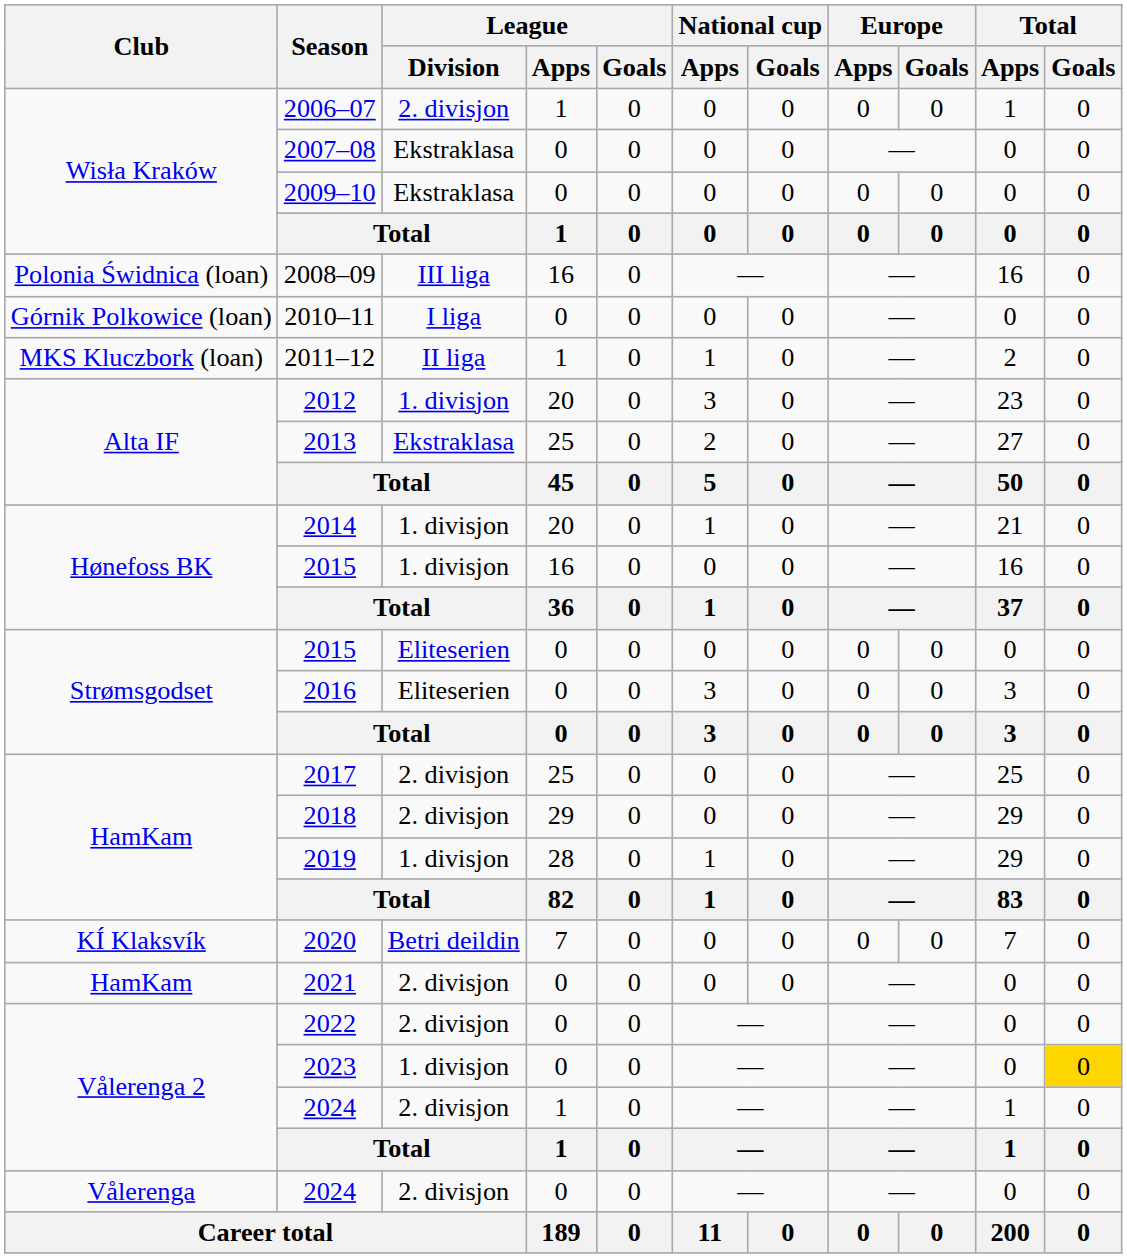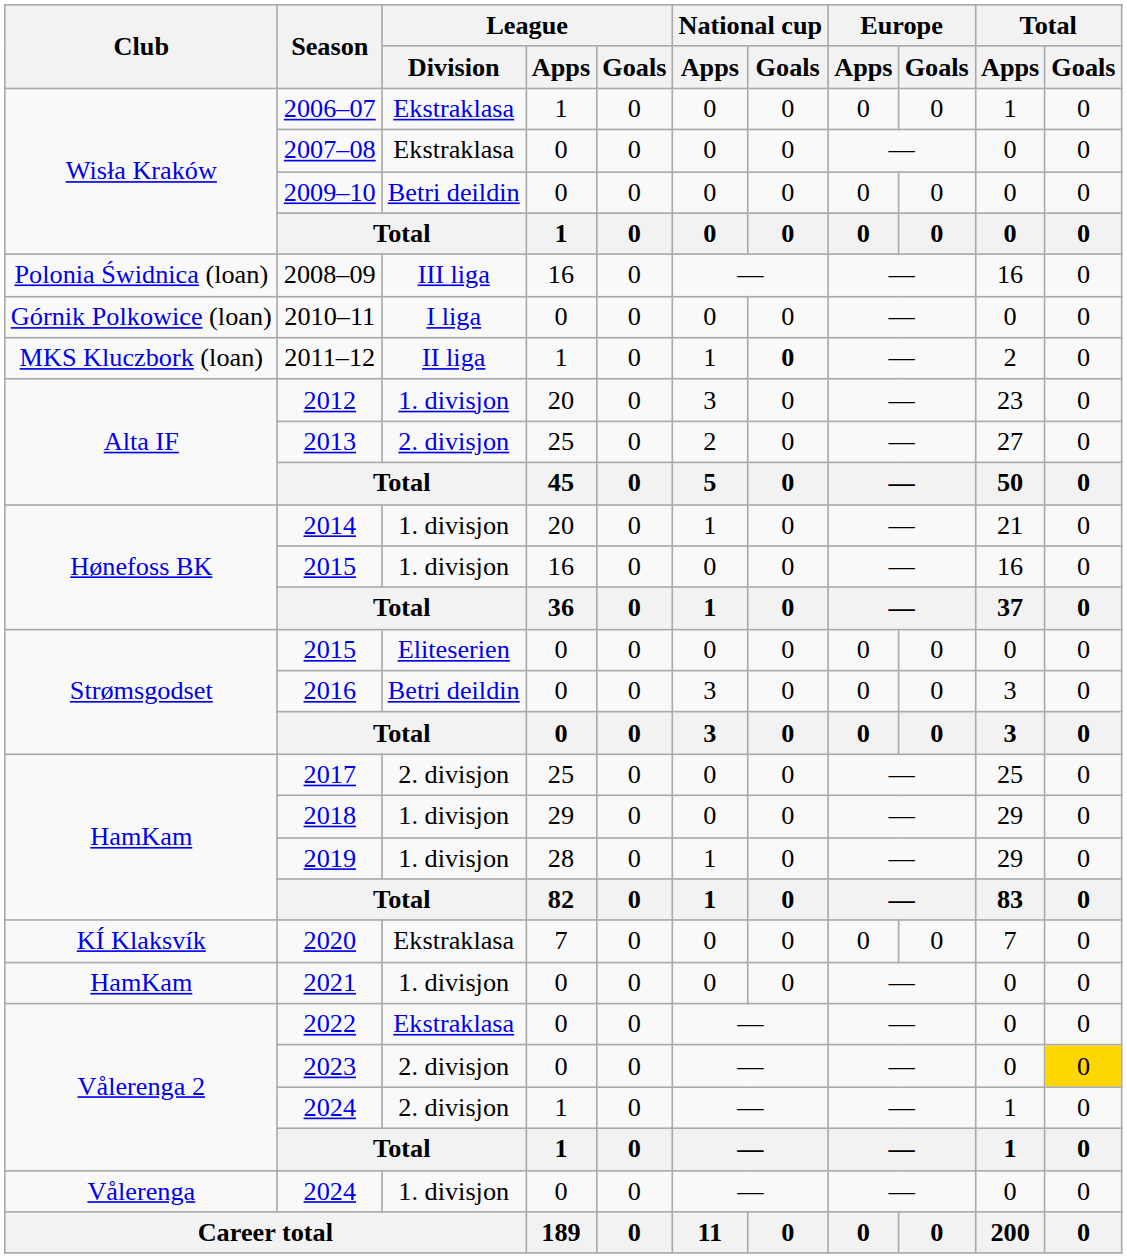(454, 108) 2. divisjon -> (454, 108) Ekstraklasa
(454, 191) Ekstraklasa -> (454, 191) Betri deildin
(788, 358) normal -> (788, 358) bold
(454, 441) Ekstraklasa -> (454, 441) 2. divisjon
(454, 691) Eliteserien -> (454, 691) Betri deildin
(454, 815) 2. divisjon -> (454, 815) 1. divisjon
(454, 940) Betri deildin -> (454, 940) Ekstraklasa
(454, 982) 2. divisjon -> (454, 982) 1. divisjon
(454, 1024) 2. divisjon -> (454, 1024) Ekstraklasa
(454, 1065) 1. divisjon -> (454, 1065) 2. divisjon
(454, 1190) 2. divisjon -> (454, 1190) 1. divisjon
